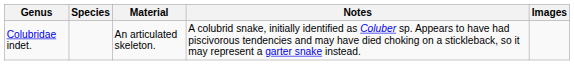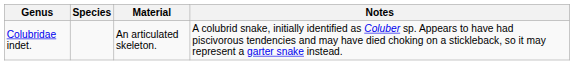- column: (549, 12)
